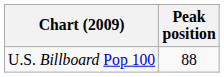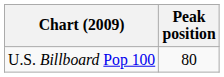(189, 59) 88 -> (189, 59) 80
